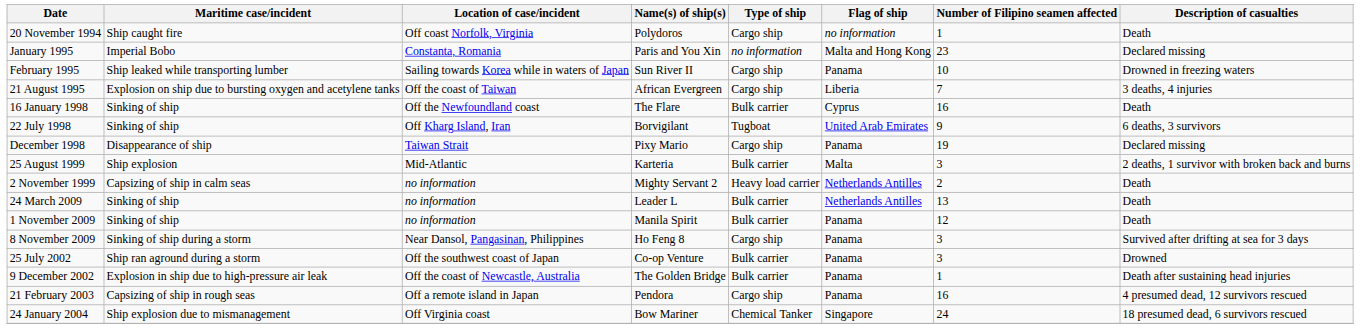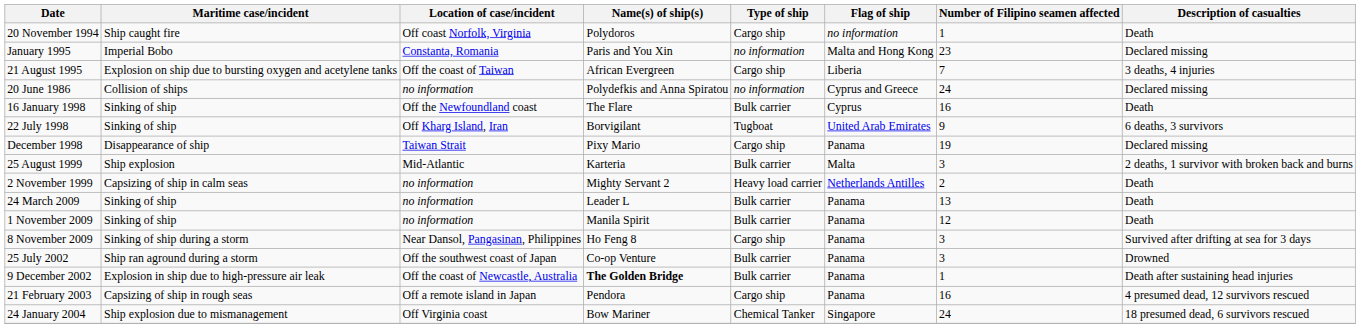- row: (44, 70)
+ row: (39, 88)
(873, 201) Netherlands Antilles -> (846, 201) Panama
(680, 276) normal -> (635, 276) bold
